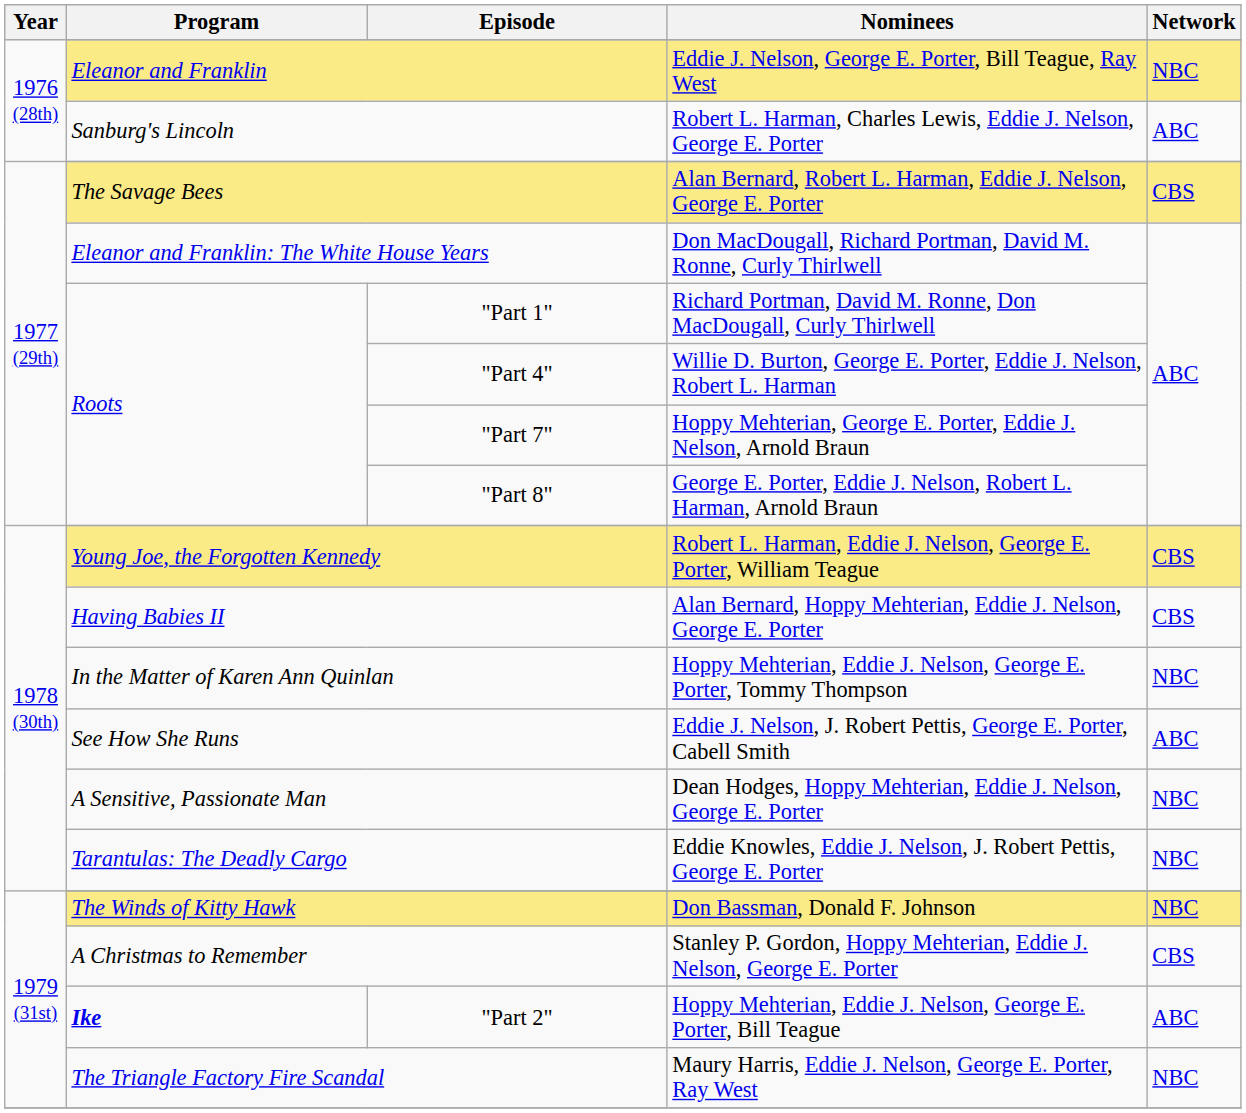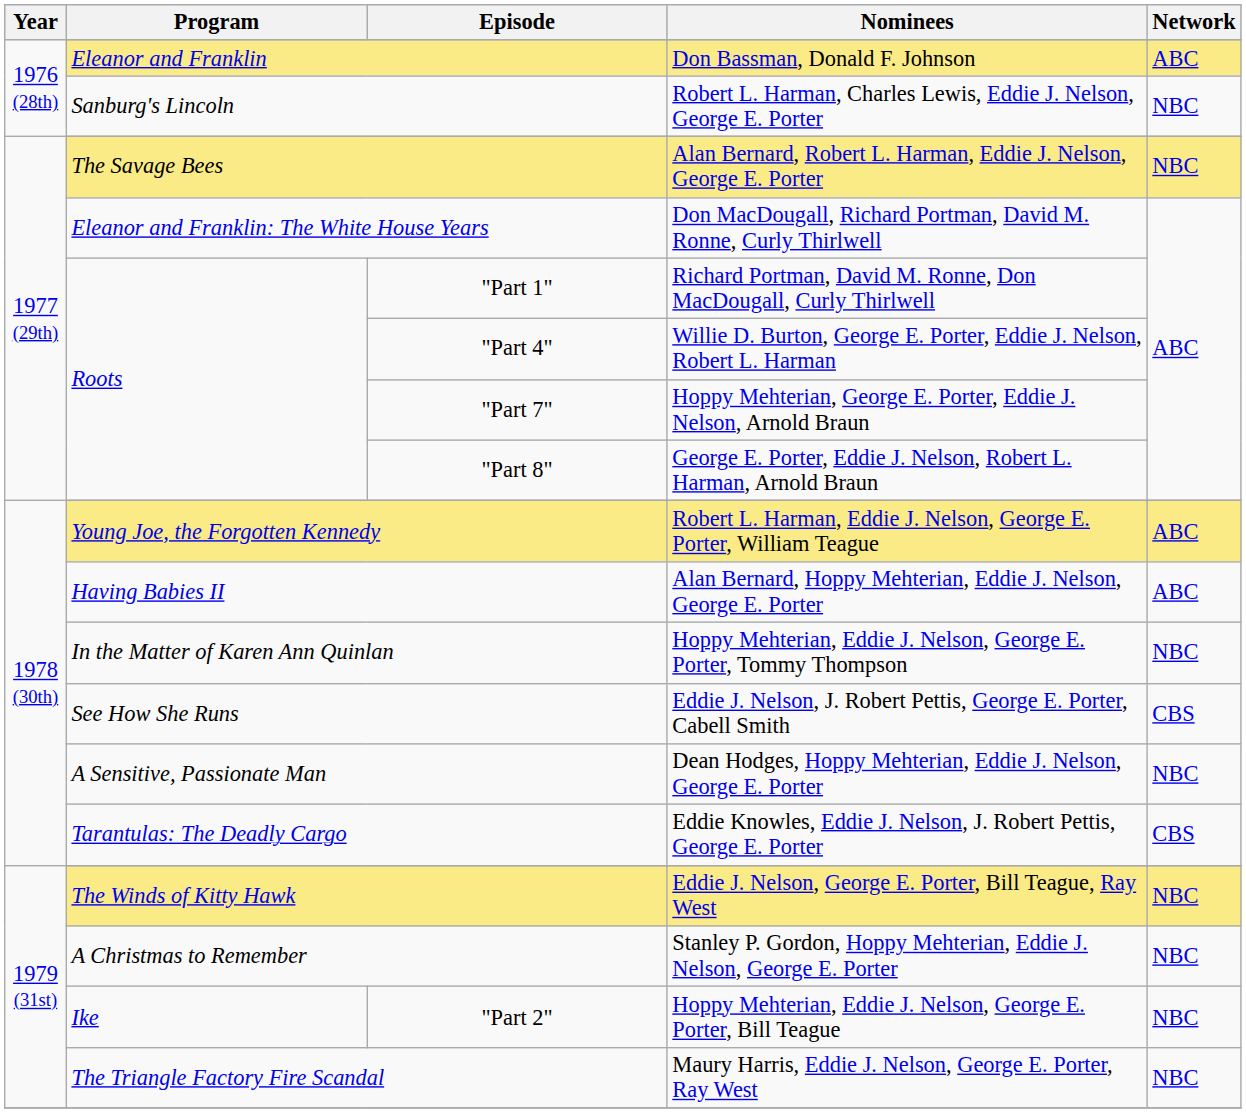(904, 70) Eddie J. Nelson, George E. Porter, Bill Teague, Ray West -> (824, 57) Don Bassman, Donald F. Johnson
(1175, 70) NBC -> (1175, 57) ABC
(1175, 131) ABC -> (1175, 105) NBC
(1173, 191) CBS -> (1175, 166) NBC
(1173, 556) CBS -> (1175, 530) ABC
(1173, 616) CBS -> (1175, 591) ABC
(1175, 738) ABC -> (1173, 713) CBS
(1175, 859) NBC -> (1173, 834) CBS
(824, 907) Don Bassman, Donald F. Johnson -> (904, 895) Eddie J. Nelson, George E. Porter, Bill Teague, Ray West
(1173, 956) CBS -> (1175, 956) NBC
(86, 1016) bold -> (85, 1016) normal
(1175, 1016) ABC -> (1175, 1016) NBC
